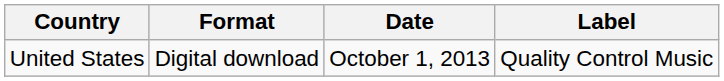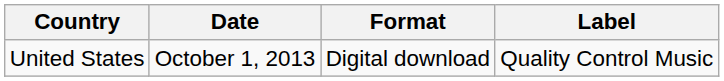columns swapped: (410, 22) <-> (237, 22)
